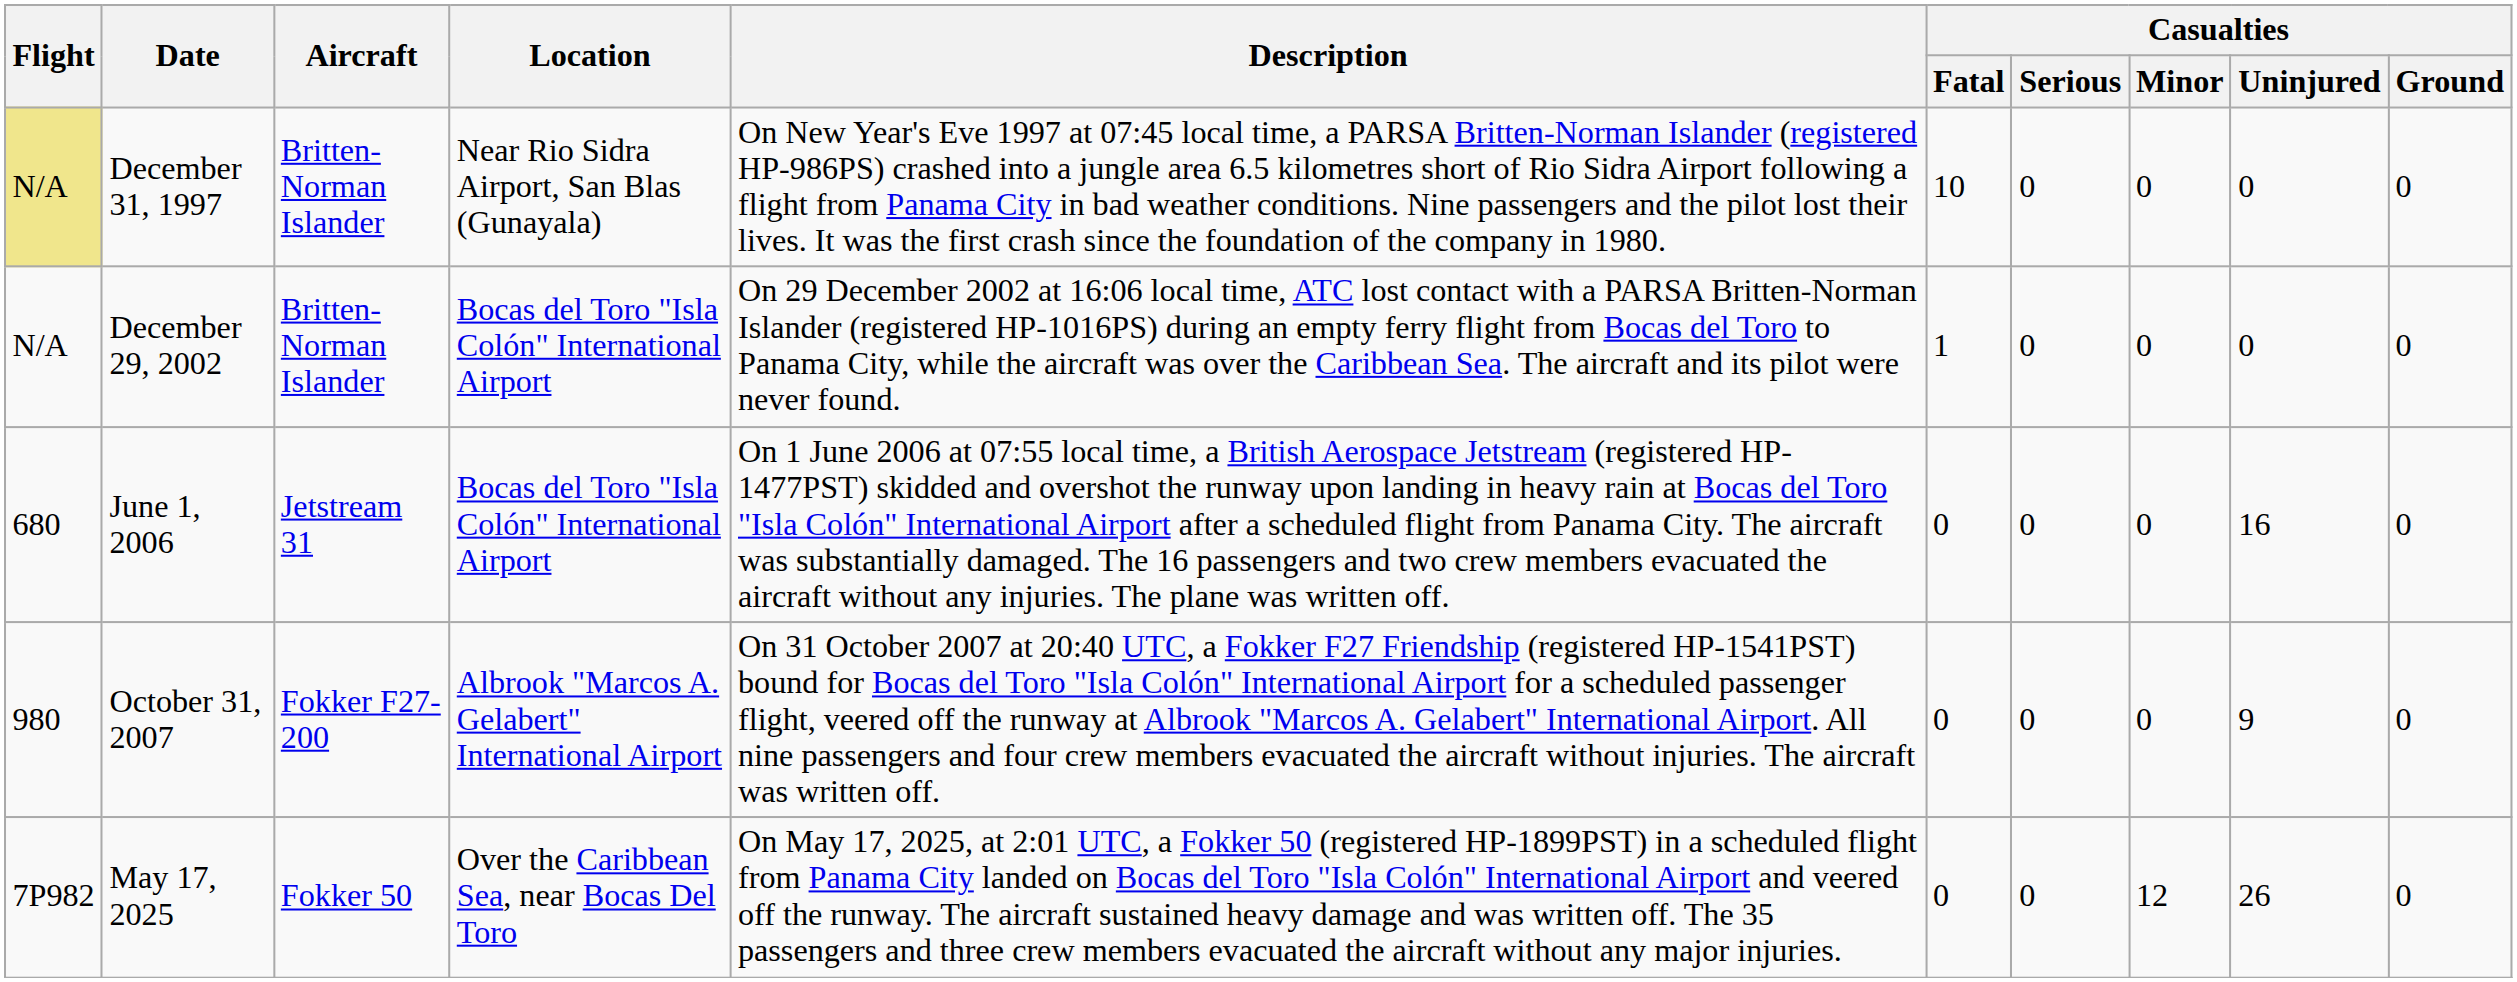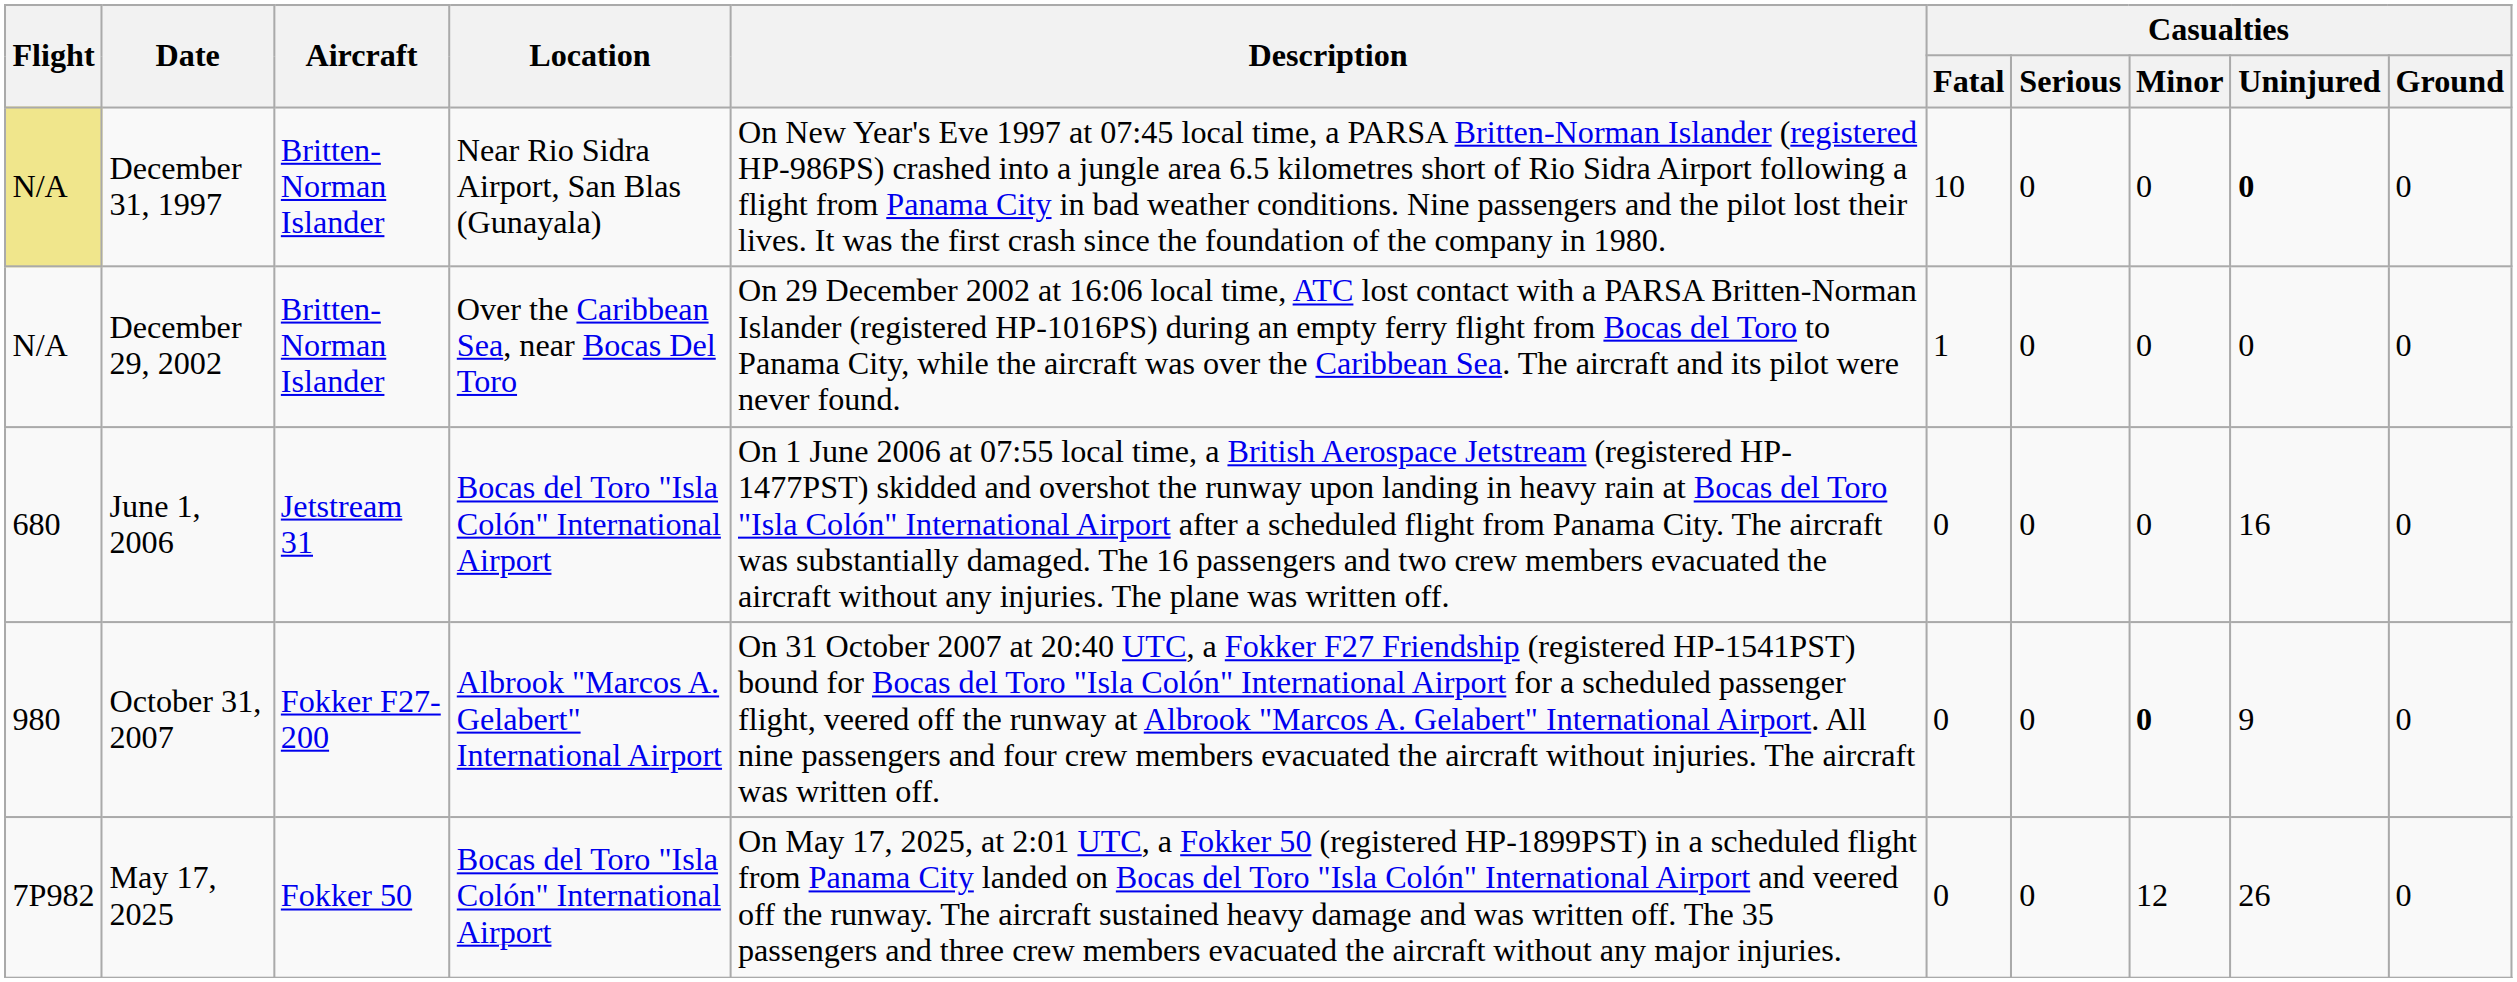(2246, 186) normal -> (2246, 186) bold
(589, 345) Bocas del Toro "Isla Colón" International Airport -> (586, 345) Over the Caribbean Sea, near Bocas Del Toro
(2144, 719) normal -> (2144, 719) bold
(586, 896) Over the Caribbean Sea, near Bocas Del Toro -> (589, 896) Bocas del Toro "Isla Colón" International Airport
